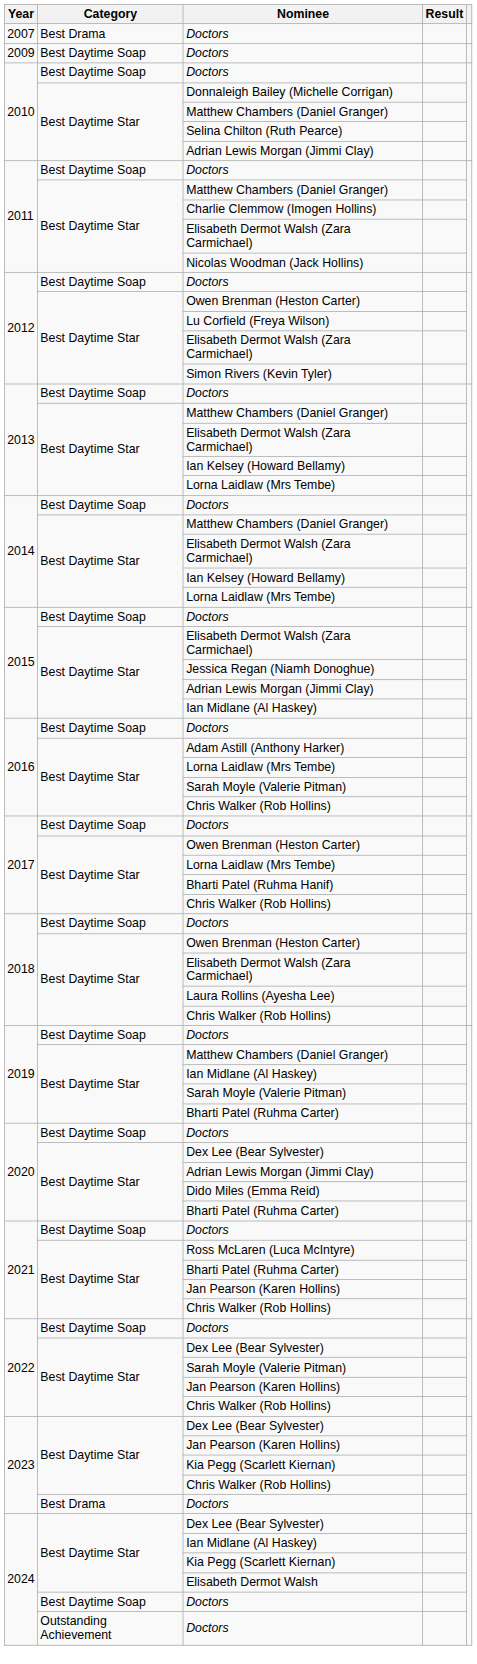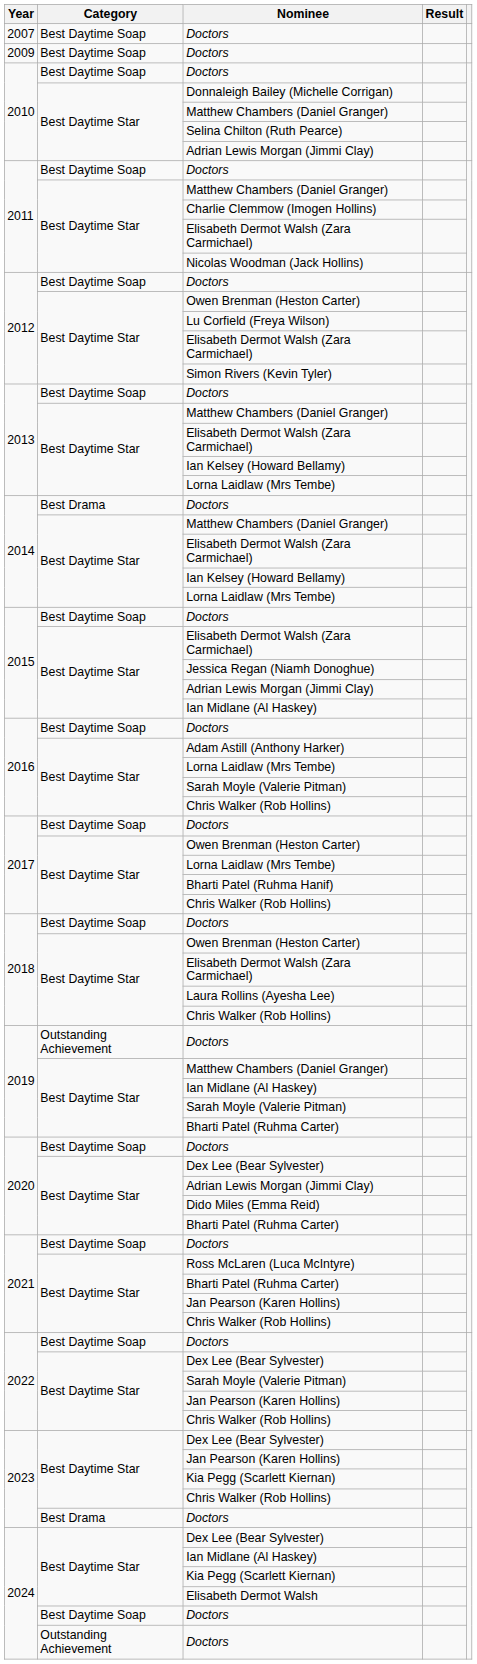(73, 33) Best Drama -> (93, 33) Best Daytime Soap
(93, 505) Best Daytime Soap -> (73, 505) Best Drama
(93, 1035) Best Daytime Soap -> (76, 1042) Outstanding Achievement
